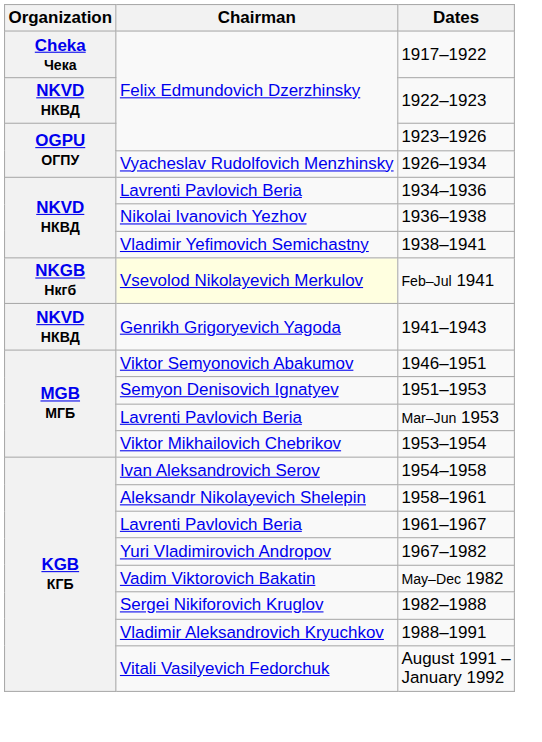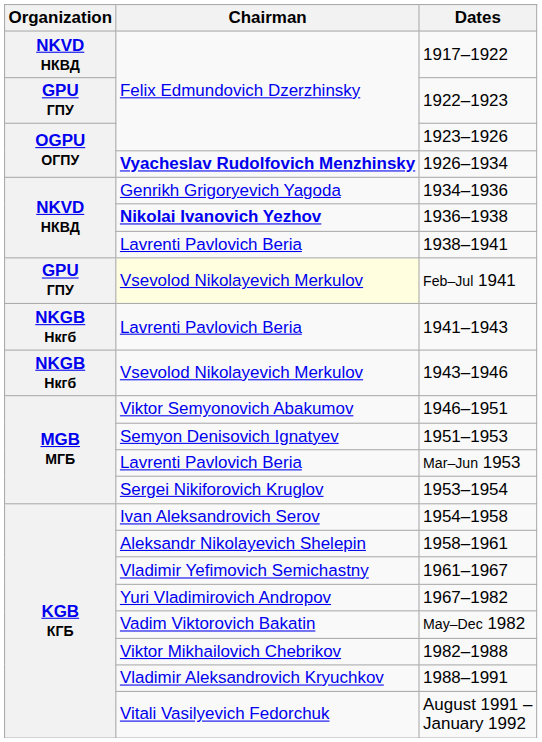(60, 54) Cheka Чека -> (60, 54) NKVD НКВД
(60, 100) NKVD НКВД -> (60, 100) GPU ГПУ
(257, 163) normal -> (268, 163) bold
(211, 190) Lavrenti Pavlovich Beria -> (230, 190) Genrikh Grigoryevich Yagoda
(213, 217) normal -> (221, 217) bold
(244, 244) Vladimir Yefimovich Semichastny -> (211, 244) Lavrenti Pavlovich Beria
(60, 280) NKGB Нкгб -> (60, 280) GPU ГПУ
(60, 326) NKVD НКВД -> (60, 326) NKGB Нкгб
(230, 326) Genrikh Grigoryevich Yagoda -> (211, 326) Lavrenti Pavlovich Beria
+ row: (465, 372)
(231, 443) Viktor Mikhailovich Chebrikov -> (222, 489) Sergei Nikiforovich Kruglov
(211, 524) Lavrenti Pavlovich Beria -> (244, 570) Vladimir Yefimovich Semichastny
(222, 605) Sergei Nikiforovich Kruglov -> (231, 651) Viktor Mikhailovich Chebrikov
